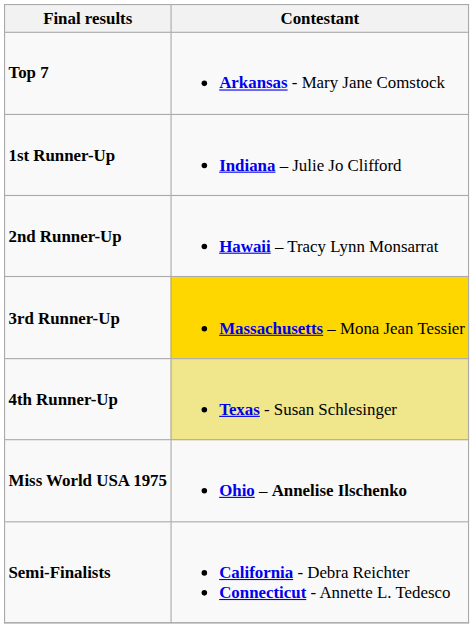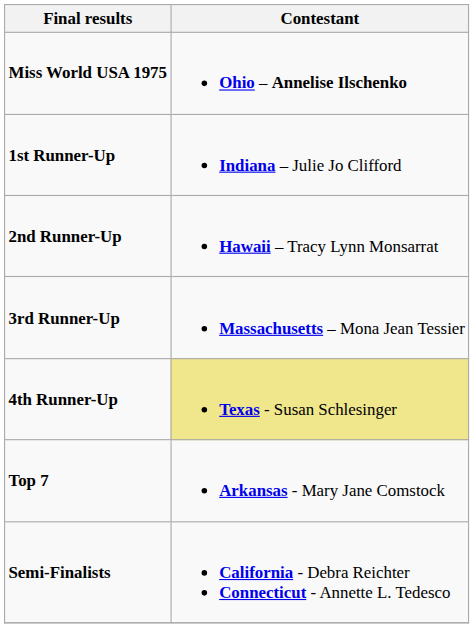rows swapped: (88, 480) <-> (29, 73)
(320, 328) gold background -> (320, 328) no background
